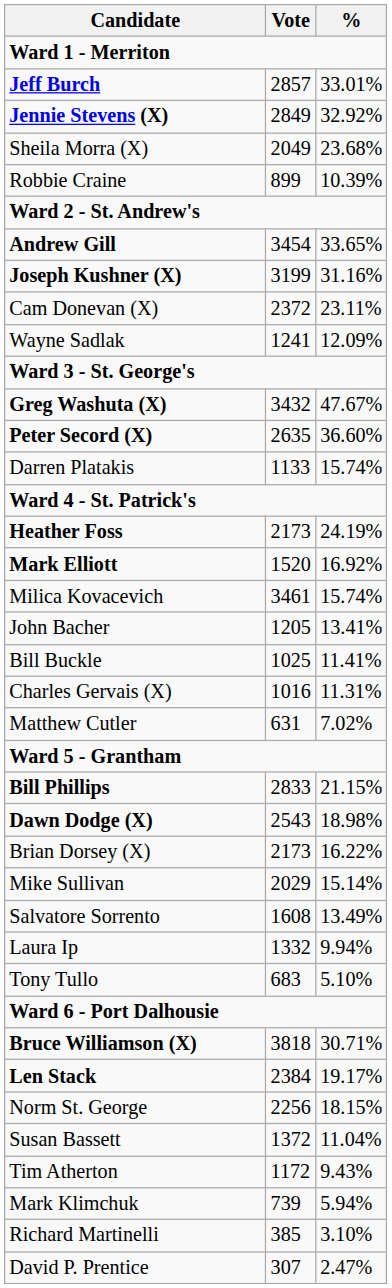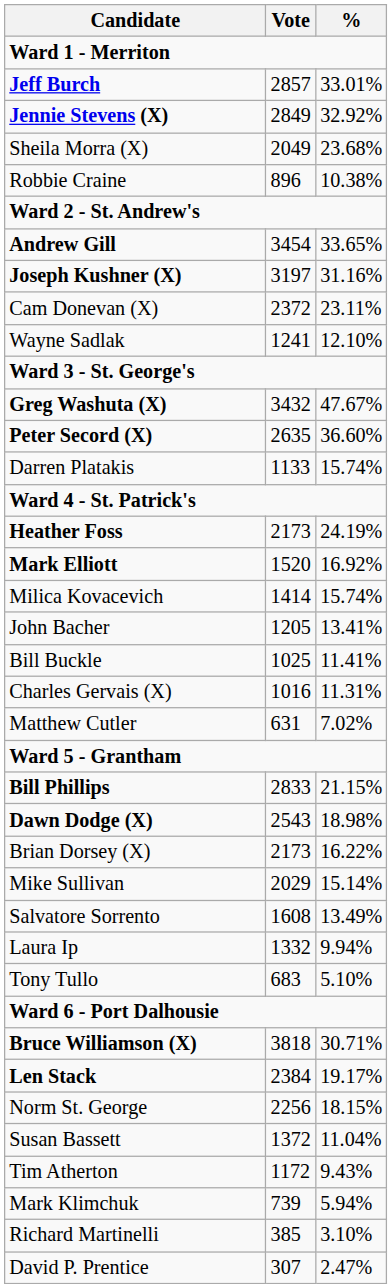(286, 180) 899 -> (286, 180) 896
(351, 180) 10.39% -> (351, 180) 10.38%
(291, 276) 3199 -> (291, 276) 3197
(351, 340) 12.09% -> (351, 340) 12.10%
(291, 595) 3461 -> (291, 595) 1414
